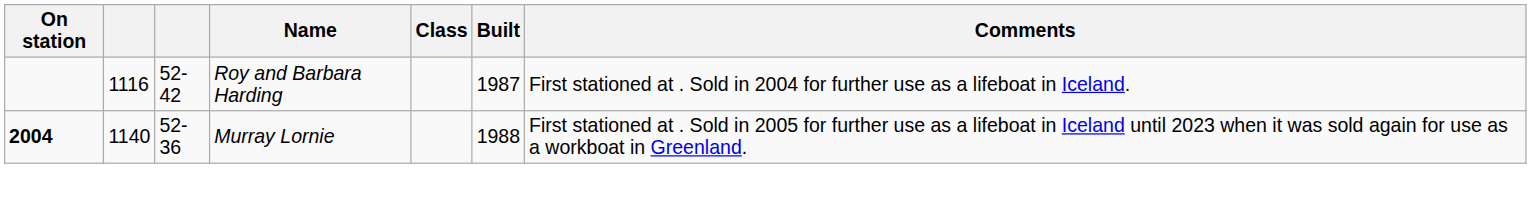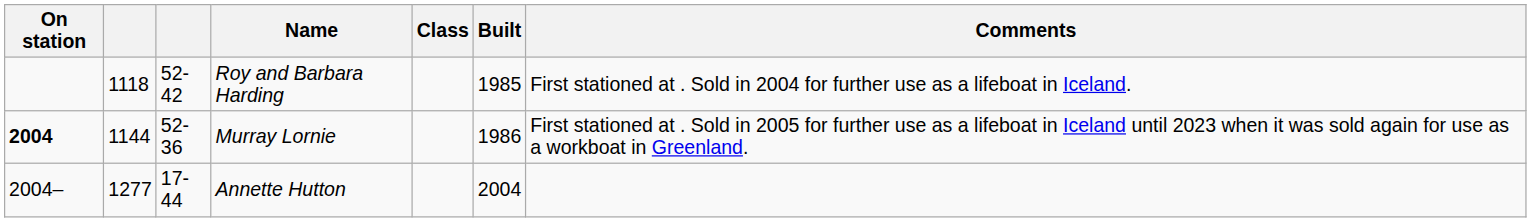(129, 83) 1116 -> (129, 83) 1118
(498, 83) 1987 -> (500, 83) 1985
(129, 136) 1140 -> (129, 136) 1144
(498, 136) 1988 -> (500, 136) 1986
+ row: (281, 189)
